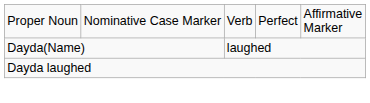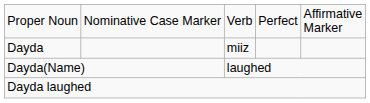+ row: (25, 48)
